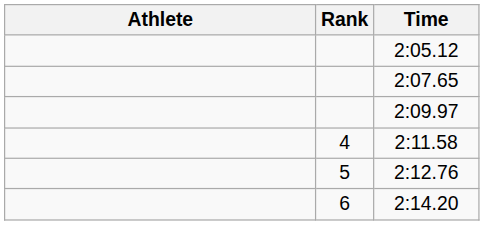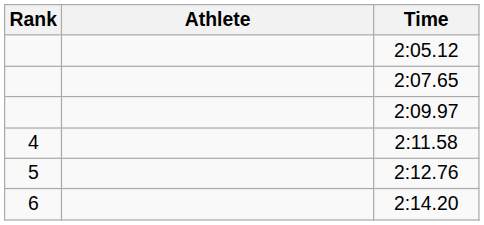columns swapped: (345, 19) <-> (160, 19)
